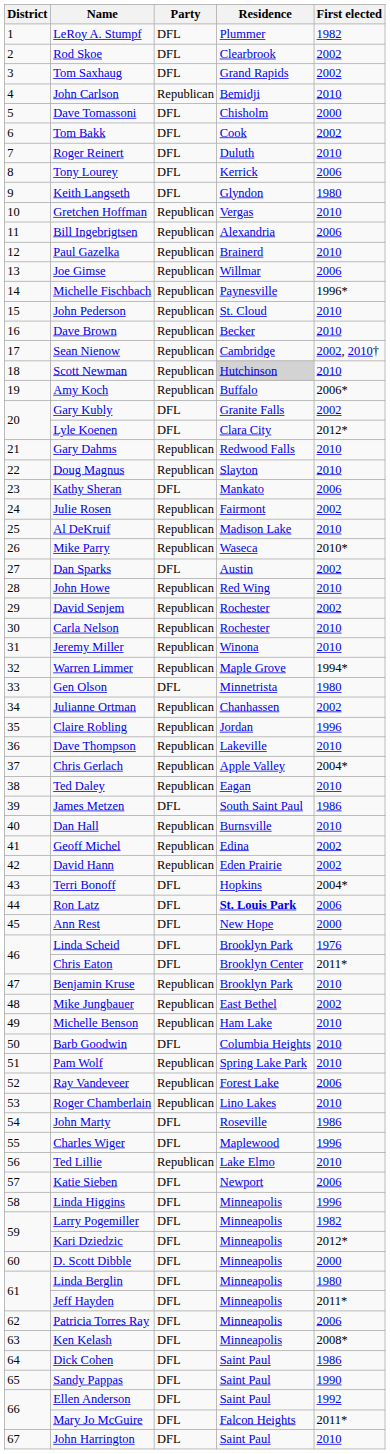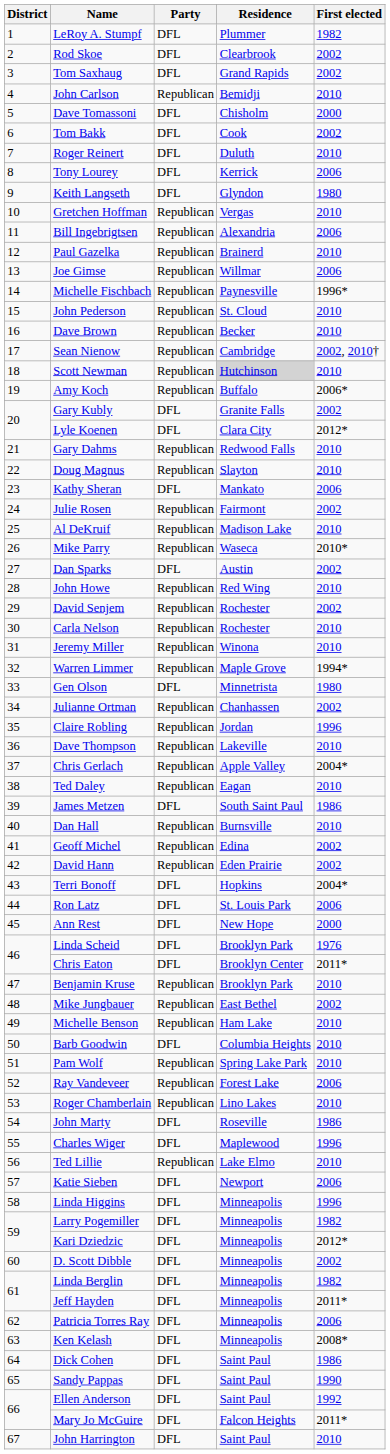(258, 905) bold -> (255, 905) normal
(329, 1261) 2000 -> (329, 1261) 2002
(329, 1281) 1980 -> (329, 1281) 1982
